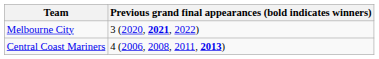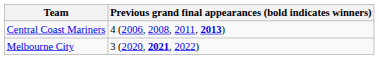rows swapped: (40, 29) <-> (56, 46)
